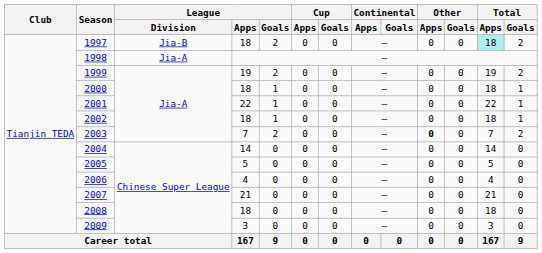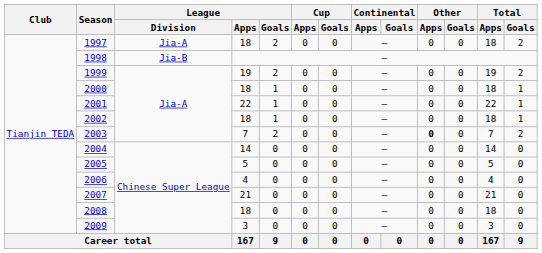(173, 42) Jia-B -> (173, 42) Jia-A
(491, 42) paleturquoise background -> (491, 42) no background
(173, 58) Jia-A -> (173, 58) Jia-B
